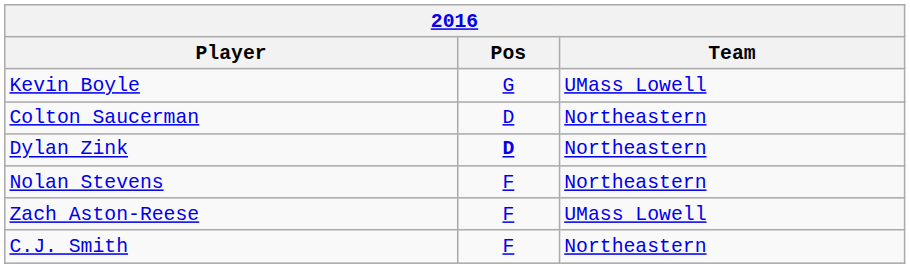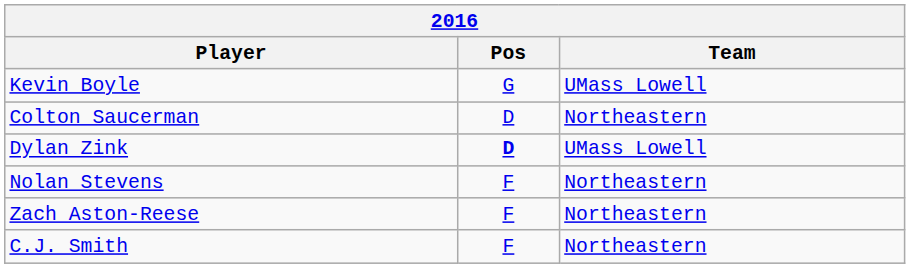(635, 150) Northeastern -> (635, 150) UMass Lowell
(635, 214) UMass Lowell -> (635, 214) Northeastern
